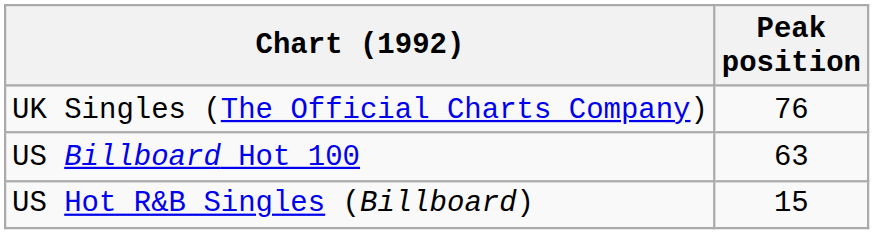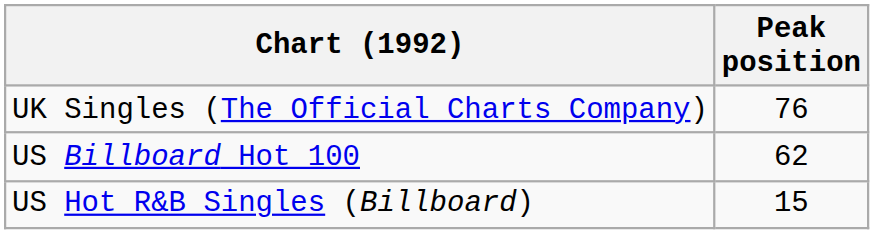(791, 157) 63 -> (791, 157) 62
